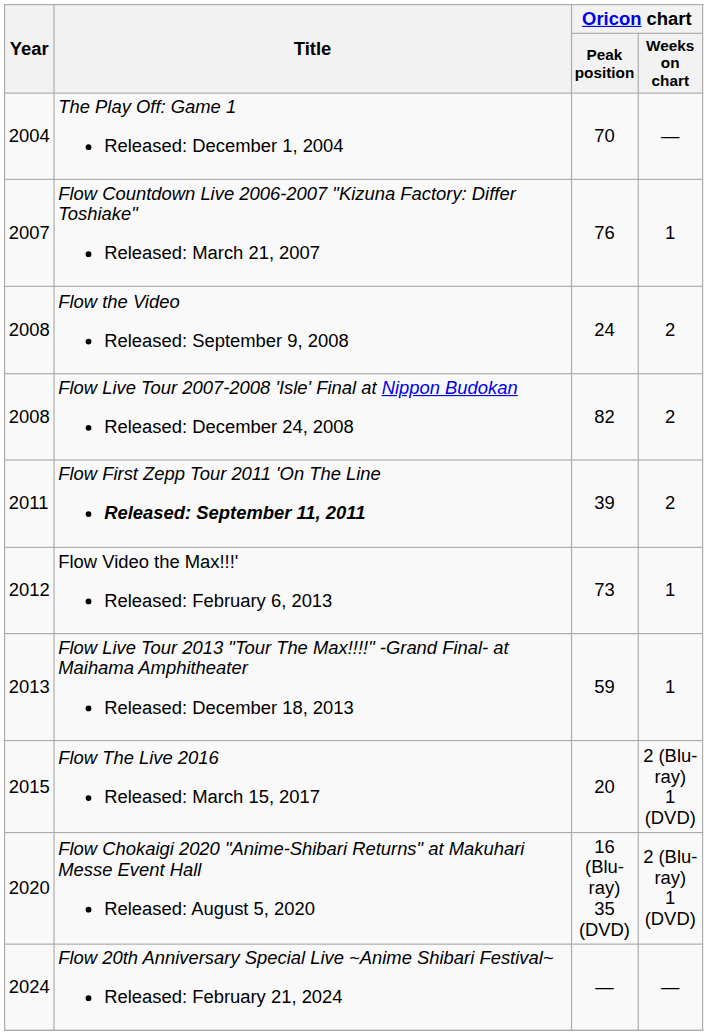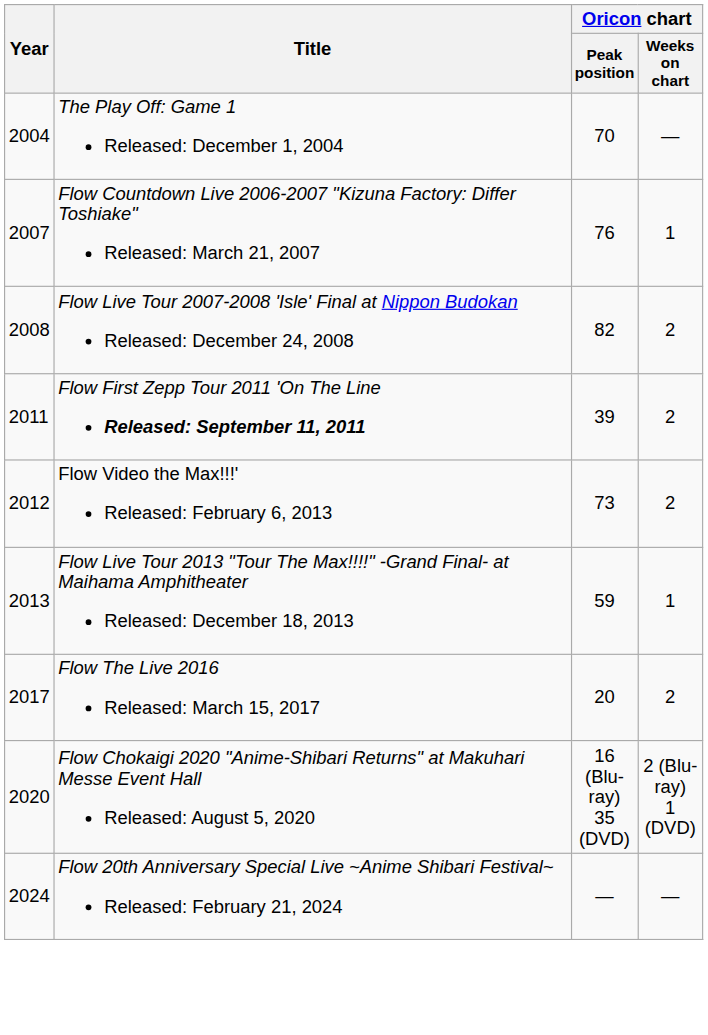- row: (313, 321)
(670, 590) 1 -> (670, 503) 2
(29, 786) 2015 -> (29, 697) 2017
(670, 786) 2 (Blu-ray) 1 (DVD) -> (670, 697) 2
